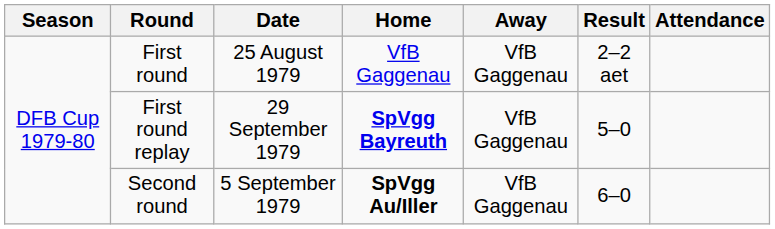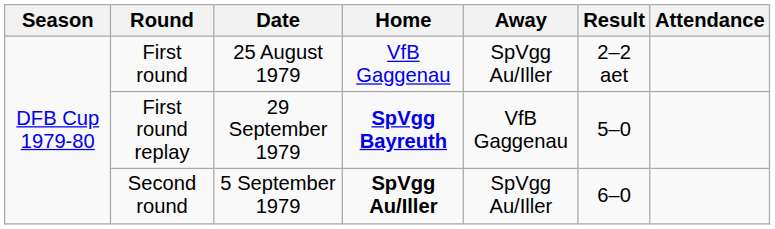(521, 63) VfB Gaggenau -> (521, 63) SpVgg Au/Iller
(521, 195) VfB Gaggenau -> (521, 195) SpVgg Au/Iller
